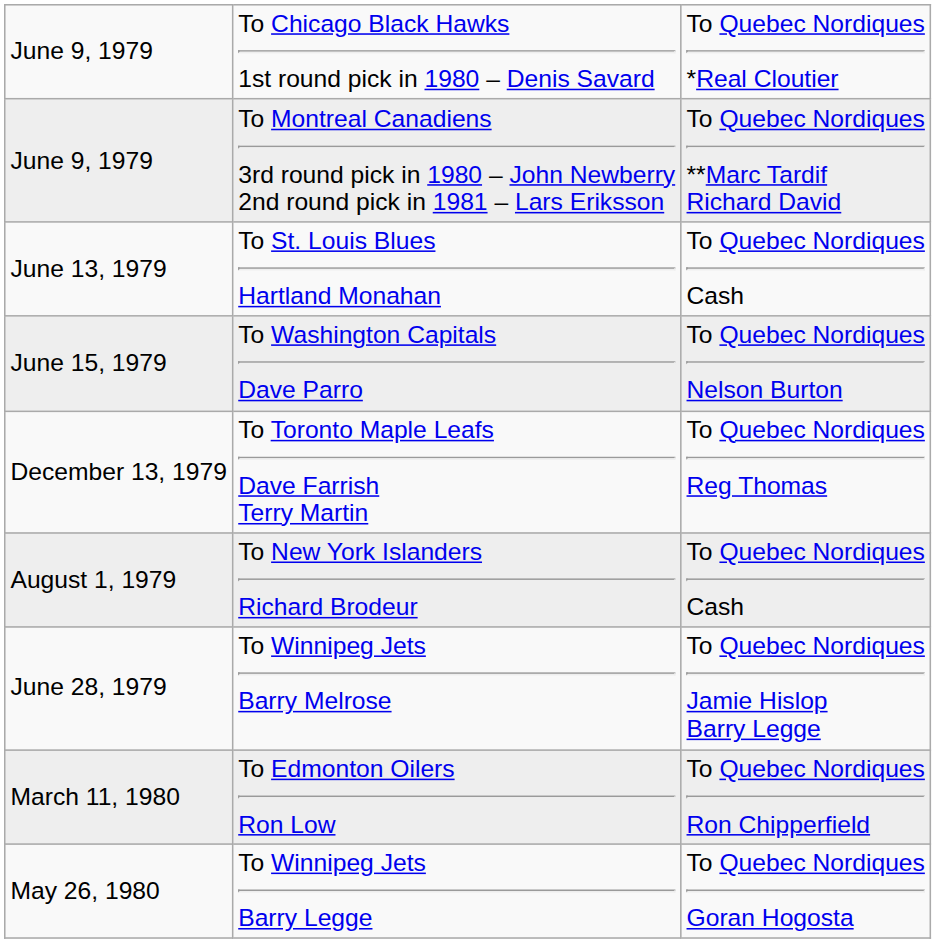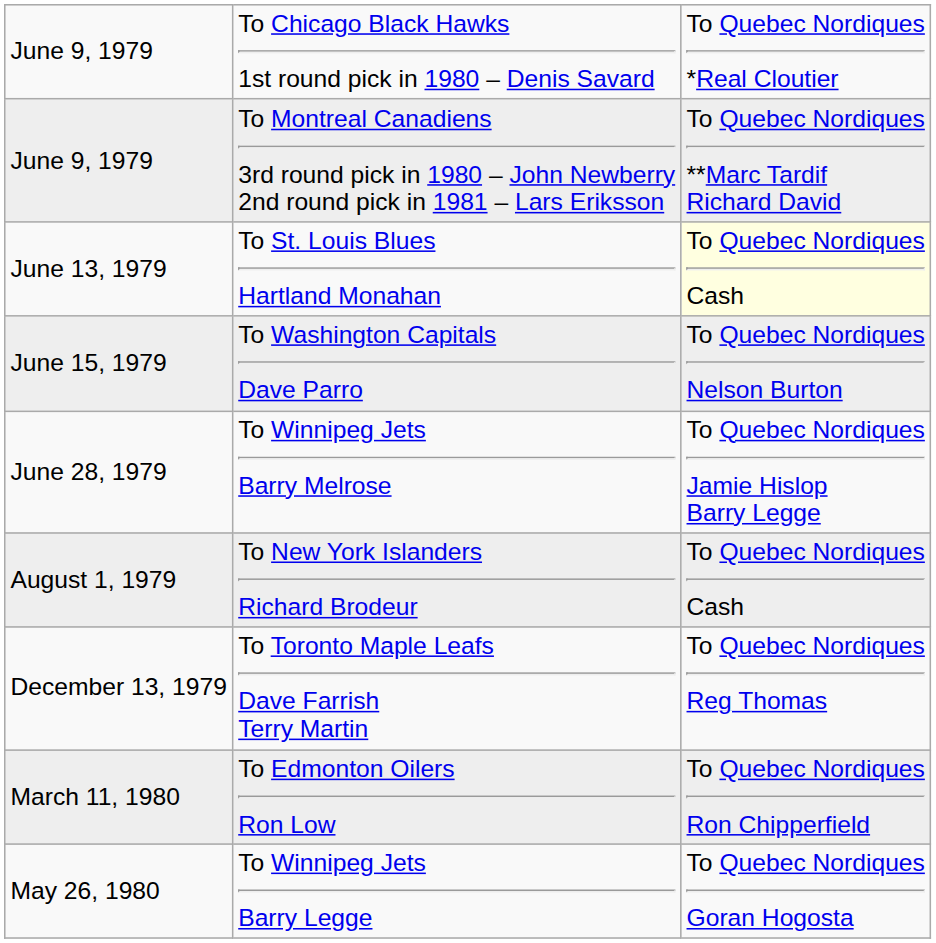(806, 268) no background -> (806, 268) lightyellow background
rows swapped: (89, 688) <-> (119, 471)
